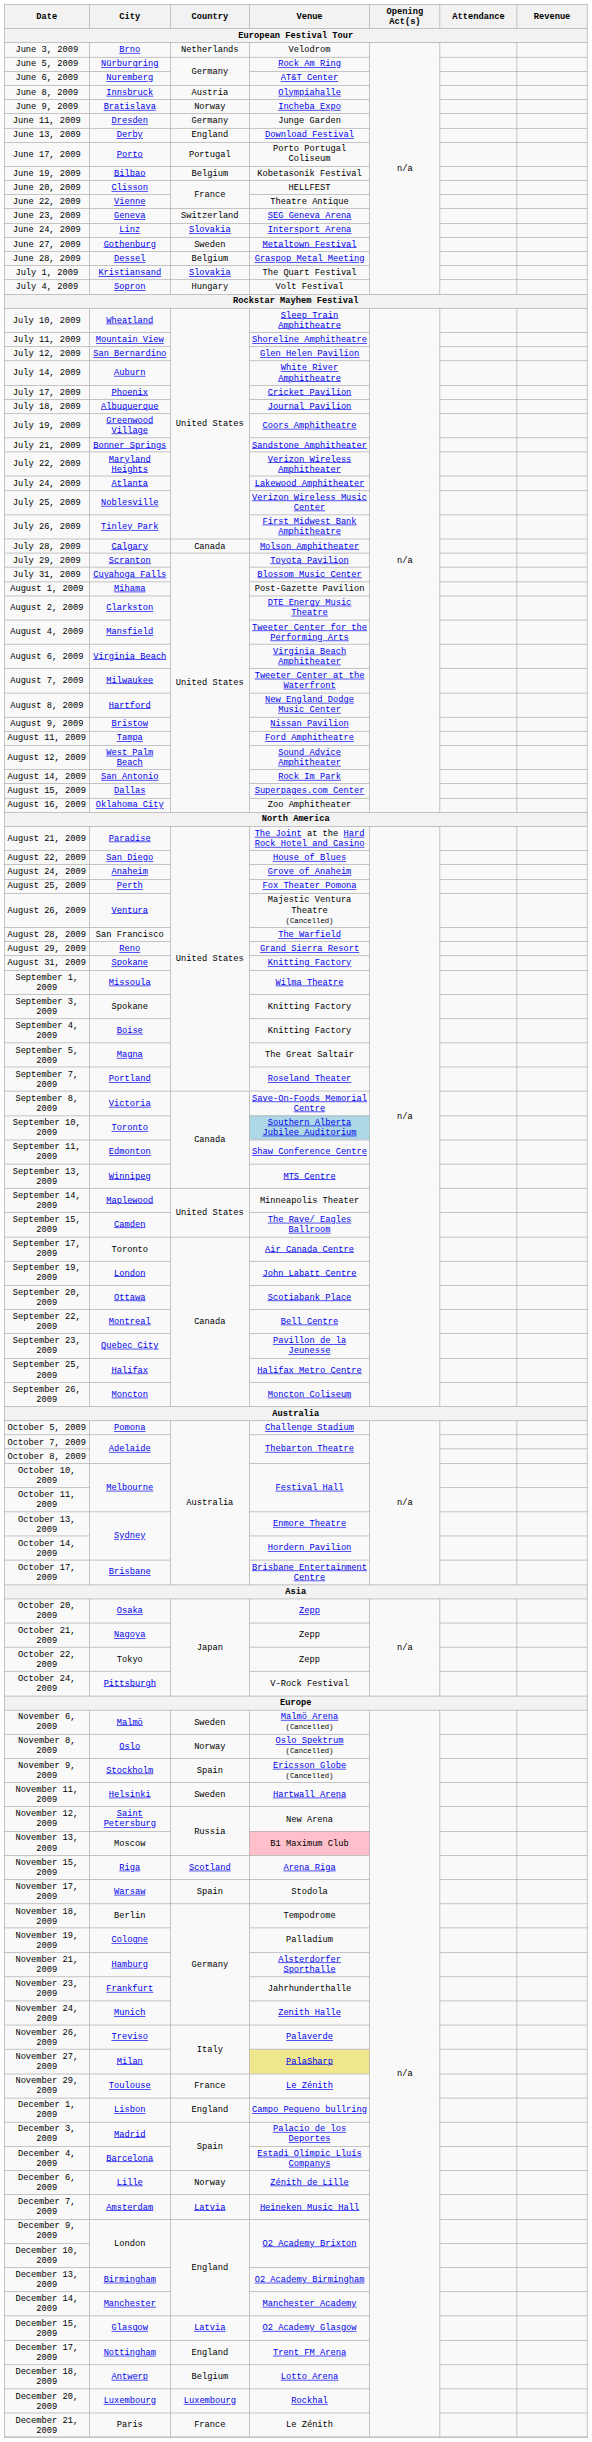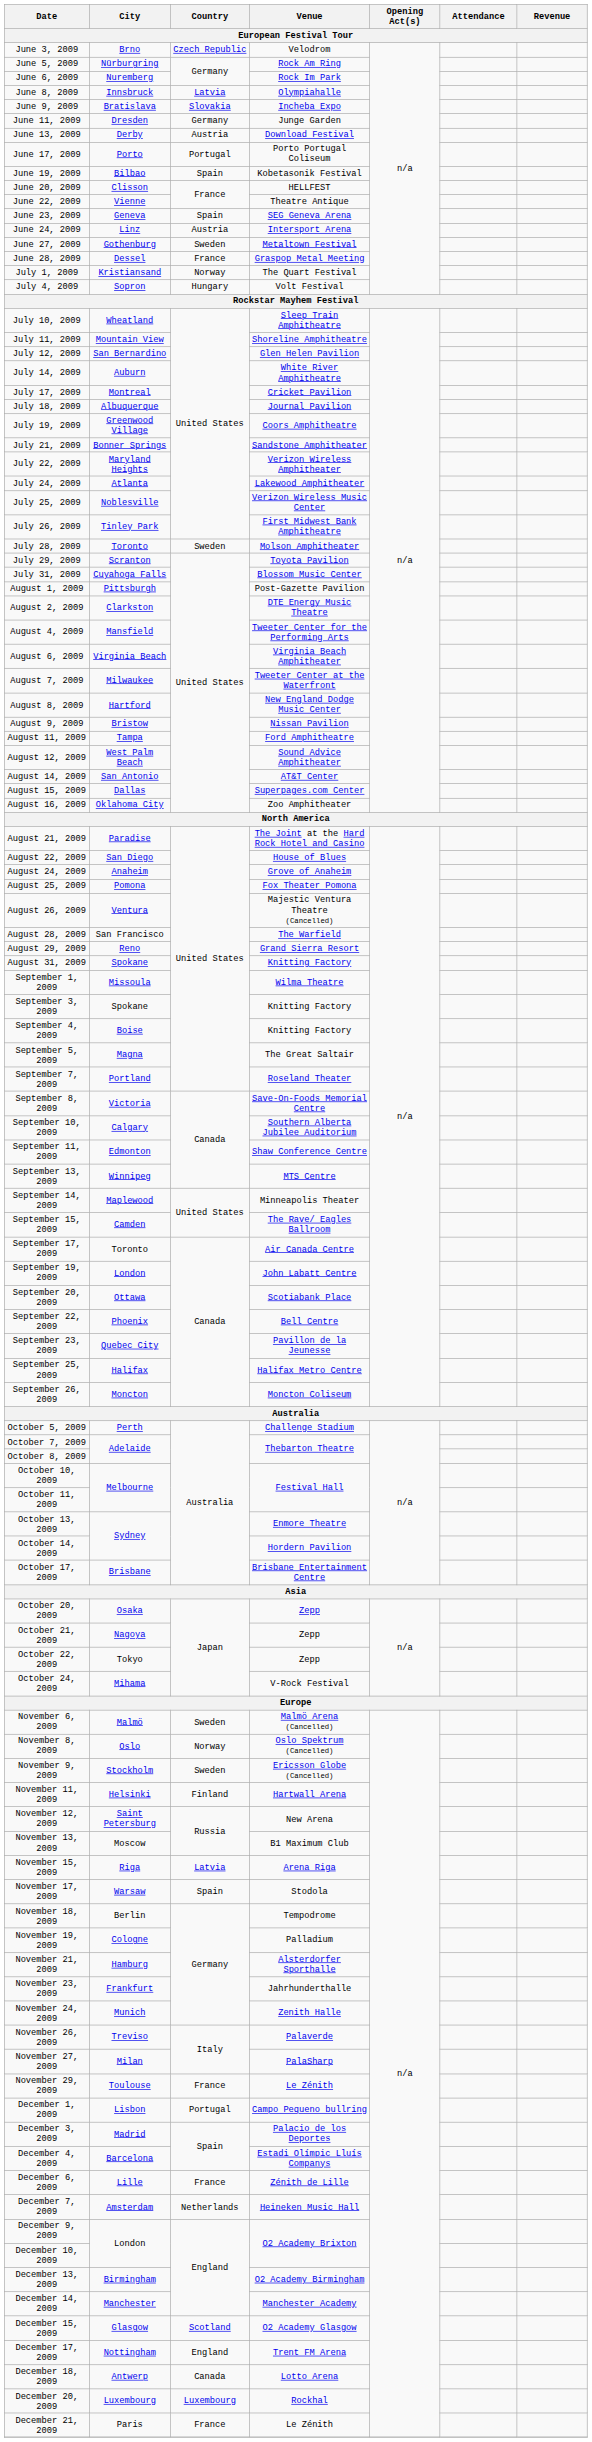(210, 50) Netherlands -> (210, 50) Czech Republic
(310, 78) AT&T Center -> (310, 78) Rock Im Park
(210, 92) Austria -> (210, 92) Latvia
(210, 107) Norway -> (210, 107) Slovakia
(210, 135) England -> (210, 135) Austria
(210, 173) Belgium -> (210, 173) Spain
(210, 216) Switzerland -> (210, 216) Spain
(210, 230) Slovakia -> (210, 230) Austria
(210, 259) Belgium -> (210, 259) France
(210, 273) Slovakia -> (210, 273) Norway
(130, 392) Phoenix -> (130, 392) Montreal
(130, 546) Calgary -> (130, 546) Toronto
(210, 546) Canada -> (210, 546) Sweden
(130, 589) Mihama -> (130, 589) Pittsburgh
(310, 777) Rock Im Park -> (310, 777) AT&T Center
(130, 886) Perth -> (130, 886) Pomona
(130, 1128) Toronto -> (130, 1128) Calgary
(310, 1128) lightblue background -> (310, 1128) no background
(130, 1322) Montreal -> (130, 1322) Phoenix
(130, 1428) Pomona -> (130, 1428) Perth
(130, 1684) Pittsburgh -> (130, 1684) Mihama
(210, 1771) Spain -> (210, 1771) Sweden
(210, 1795) Sweden -> (210, 1795) Finland
(310, 1843) pink background -> (310, 1843) no background
(210, 1868) Scotland -> (210, 1868) Latvia
(310, 2062) khaki background -> (310, 2062) no background
(210, 2110) England -> (210, 2110) Portugal
(210, 2183) Norway -> (210, 2183) France
(210, 2207) Latvia -> (210, 2207) Netherlands
(210, 2328) Latvia -> (210, 2328) Scotland
(210, 2377) Belgium -> (210, 2377) Canada
